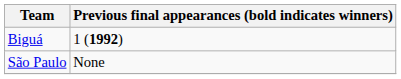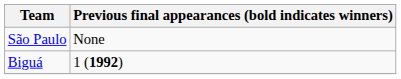rows swapped: (37, 62) <-> (25, 39)
